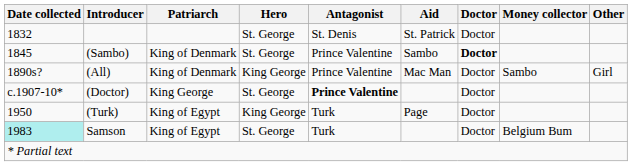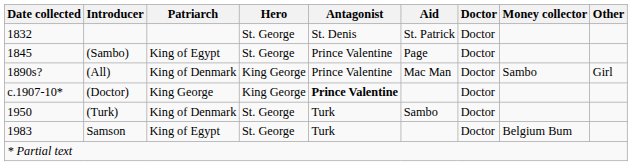(193, 53) King of Denmark -> (185, 53) King of Egypt
(421, 53) Sambo -> (416, 53) Page
(479, 53) bold -> (478, 53) normal
(268, 92) St. George -> (274, 92) King George
(185, 111) King of Egypt -> (193, 111) King of Denmark
(274, 111) King George -> (268, 111) St. George
(416, 111) Page -> (421, 111) Sambo
(20, 131) paleturquoise background -> (20, 131) no background
